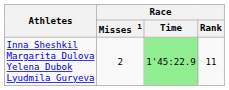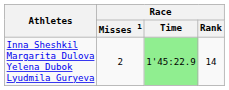(211, 61) 11 -> (211, 61) 14
